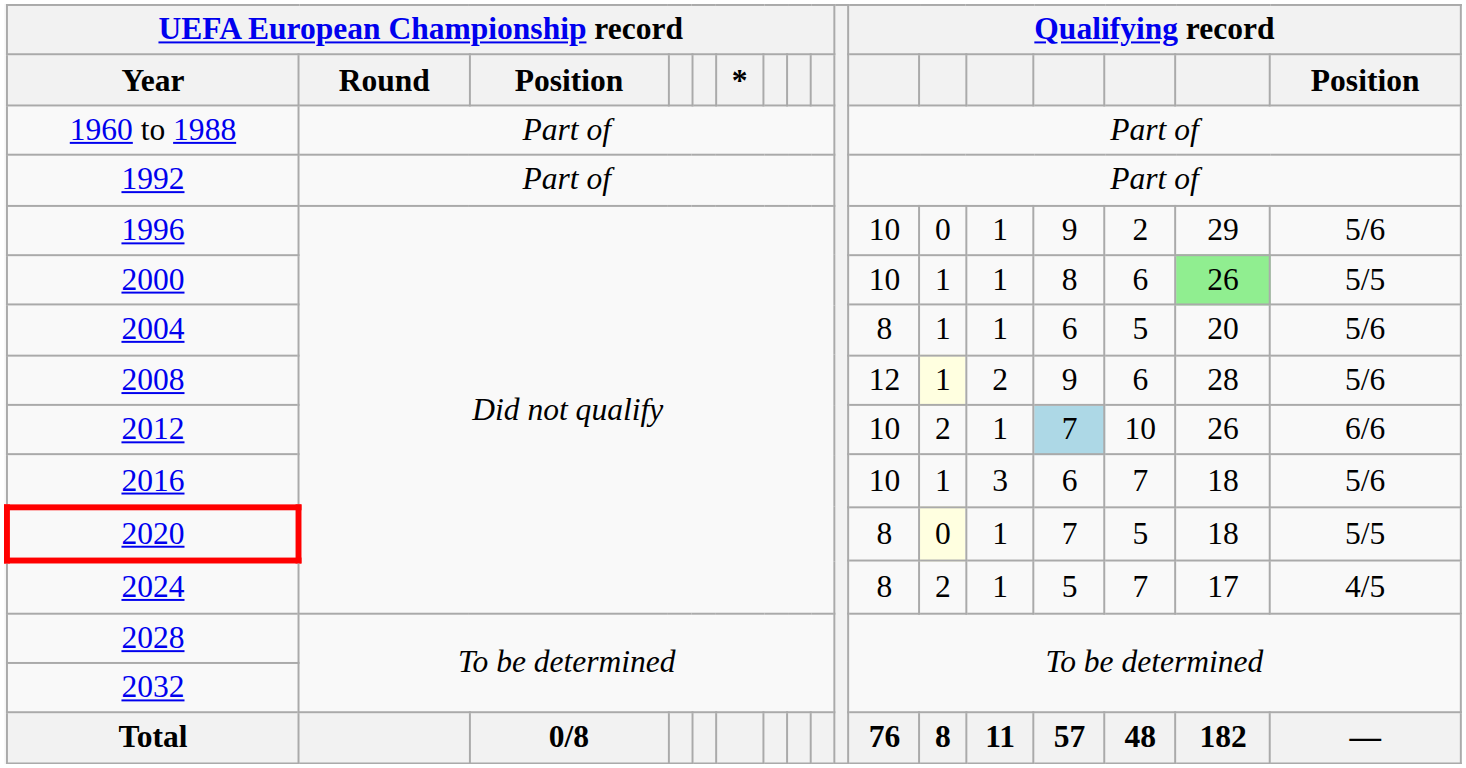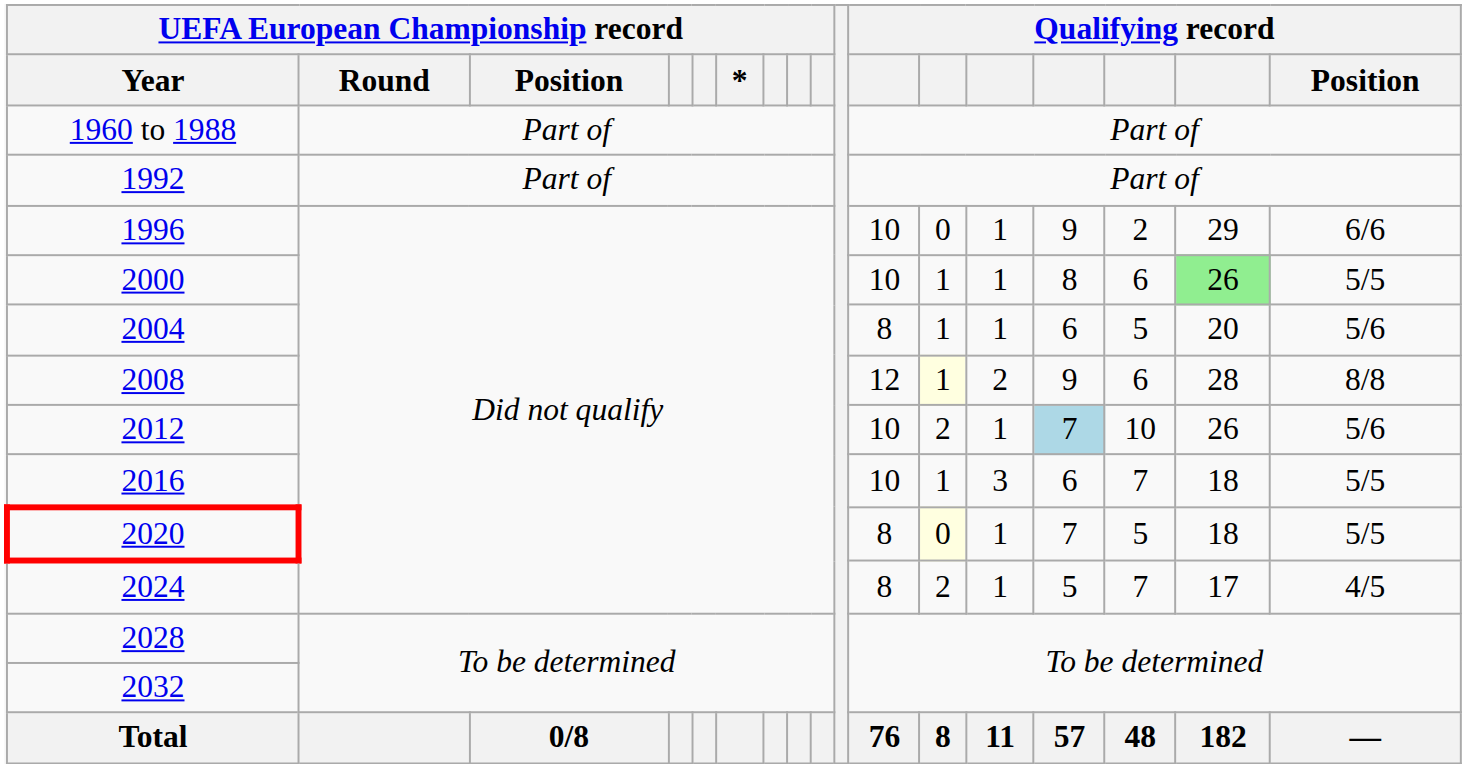(1365, 229) 5/6 -> (1365, 229) 6/6
(1365, 379) 5/6 -> (1365, 379) 8/8
(1365, 429) 6/6 -> (1365, 429) 5/6
(1365, 480) 5/6 -> (1365, 480) 5/5
